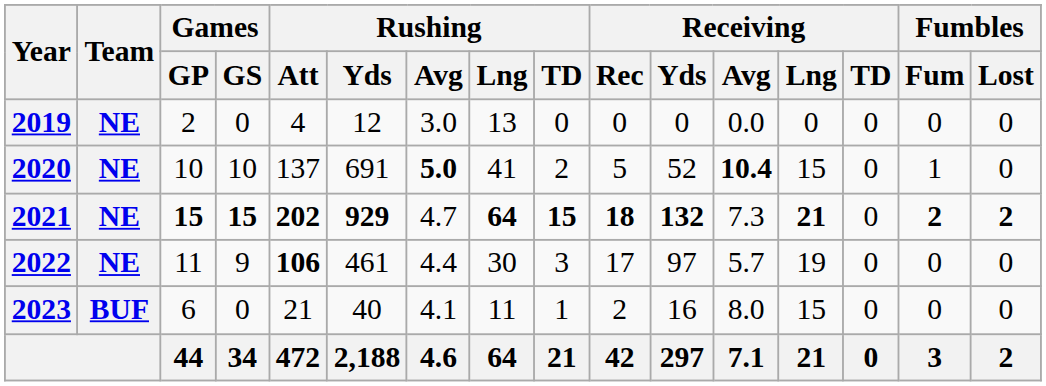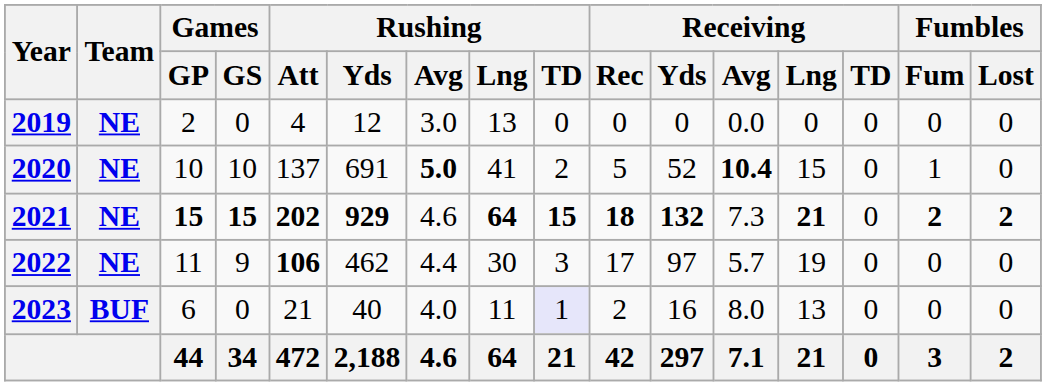(438, 215) 4.7 -> (438, 215) 4.6
(367, 262) 461 -> (367, 262) 462
(438, 309) 4.1 -> (438, 309) 4.0
(562, 309) no background -> (562, 309) lavender background
(811, 309) 15 -> (811, 309) 13
